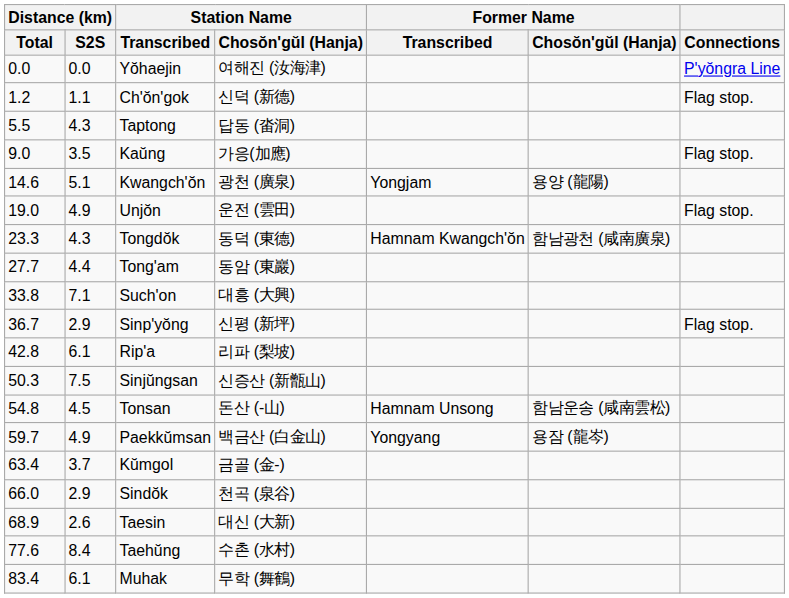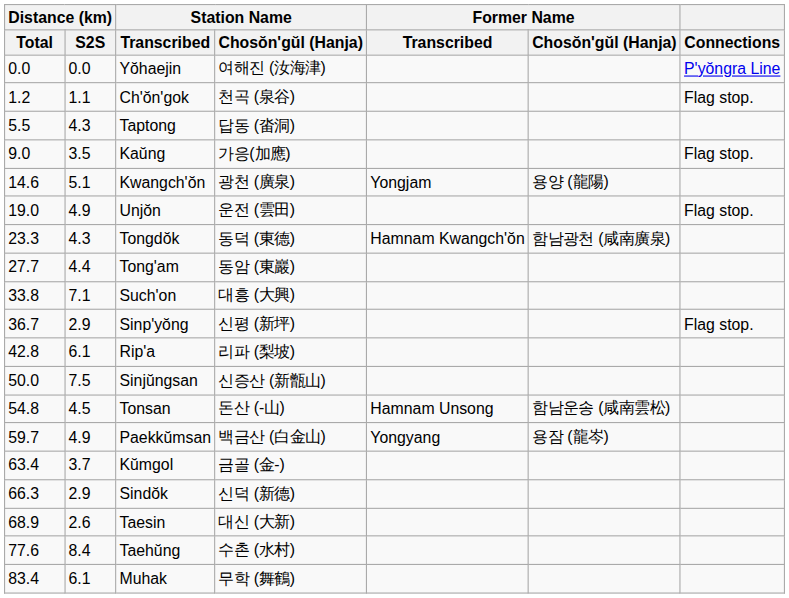(257, 97) 신덕 (新德) -> (257, 97) 천곡 (泉谷)
(24, 381) 50.3 -> (24, 381) 50.0
(24, 494) 66.0 -> (24, 494) 66.3
(257, 493) 천곡 (泉谷) -> (257, 493) 신덕 (新德)
